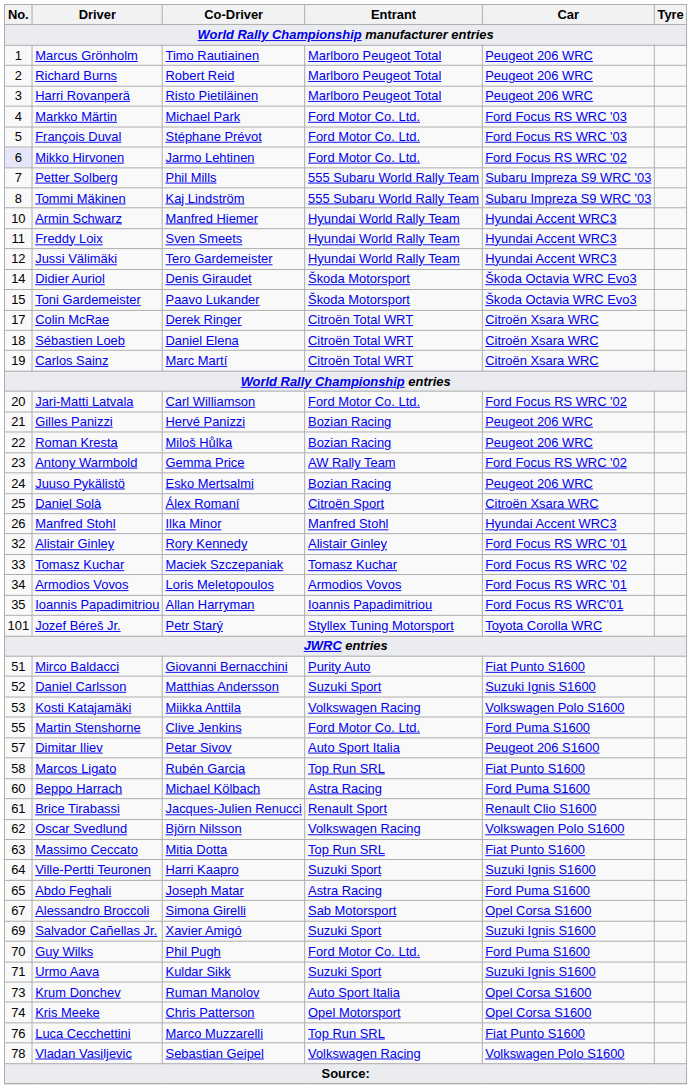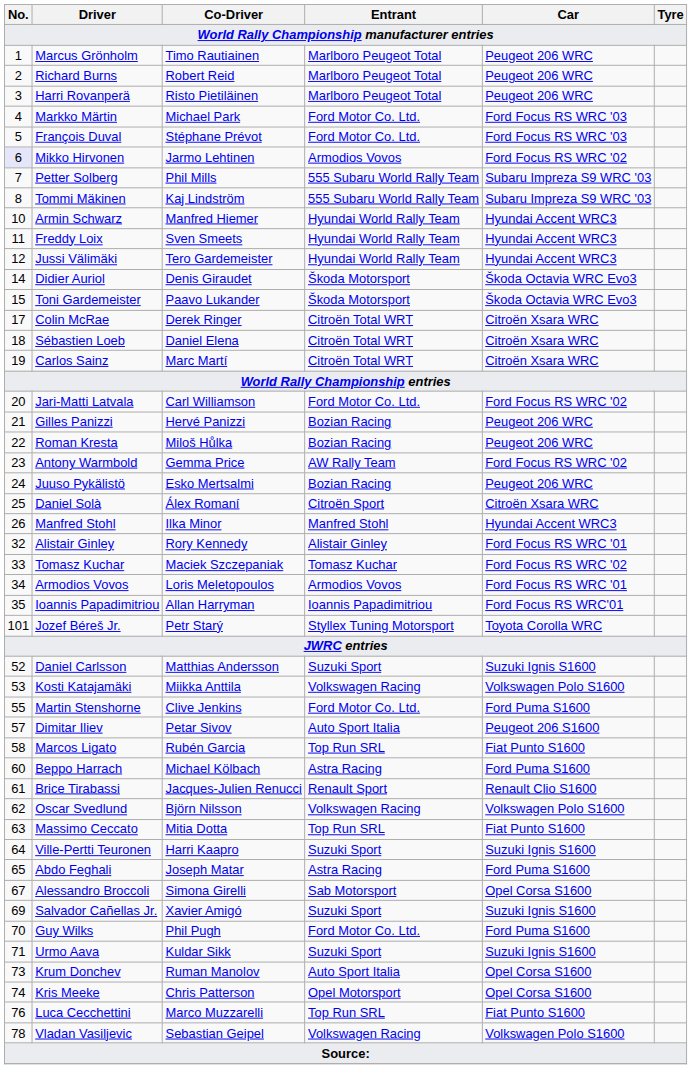(364, 157) Ford Motor Co. Ltd. -> (355, 157) Armodios Vovos
- row: (77, 666)
